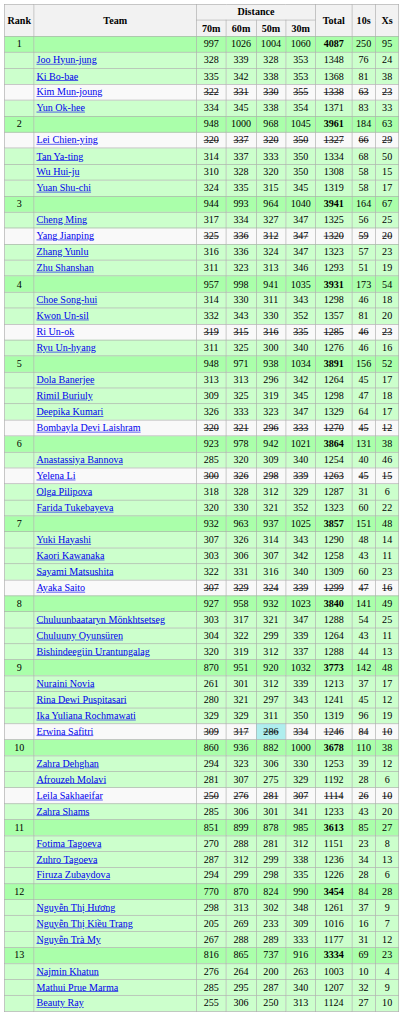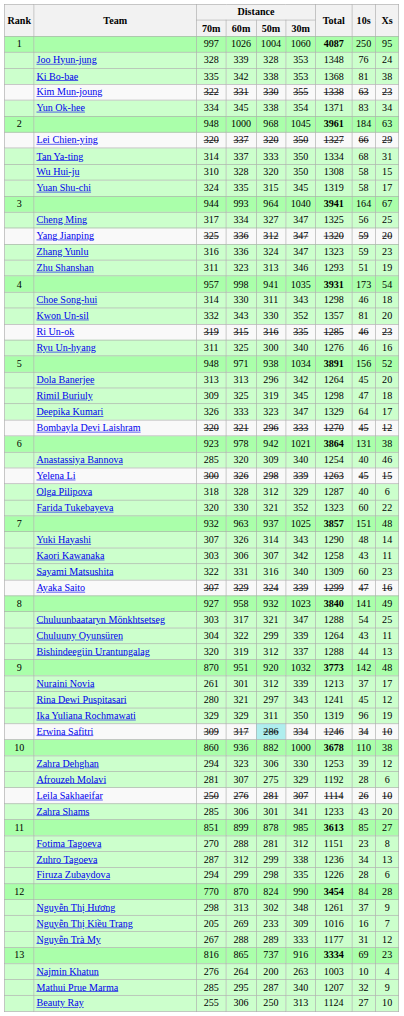(387, 108) 33 -> (387, 108) 34
(387, 156) 50 -> (387, 156) 31
(364, 252) 57 -> (364, 252) 59
(387, 380) 17 -> (387, 380) 20
(364, 492) 31 -> (364, 492) 40
(364, 731) 84 -> (364, 731) 34
